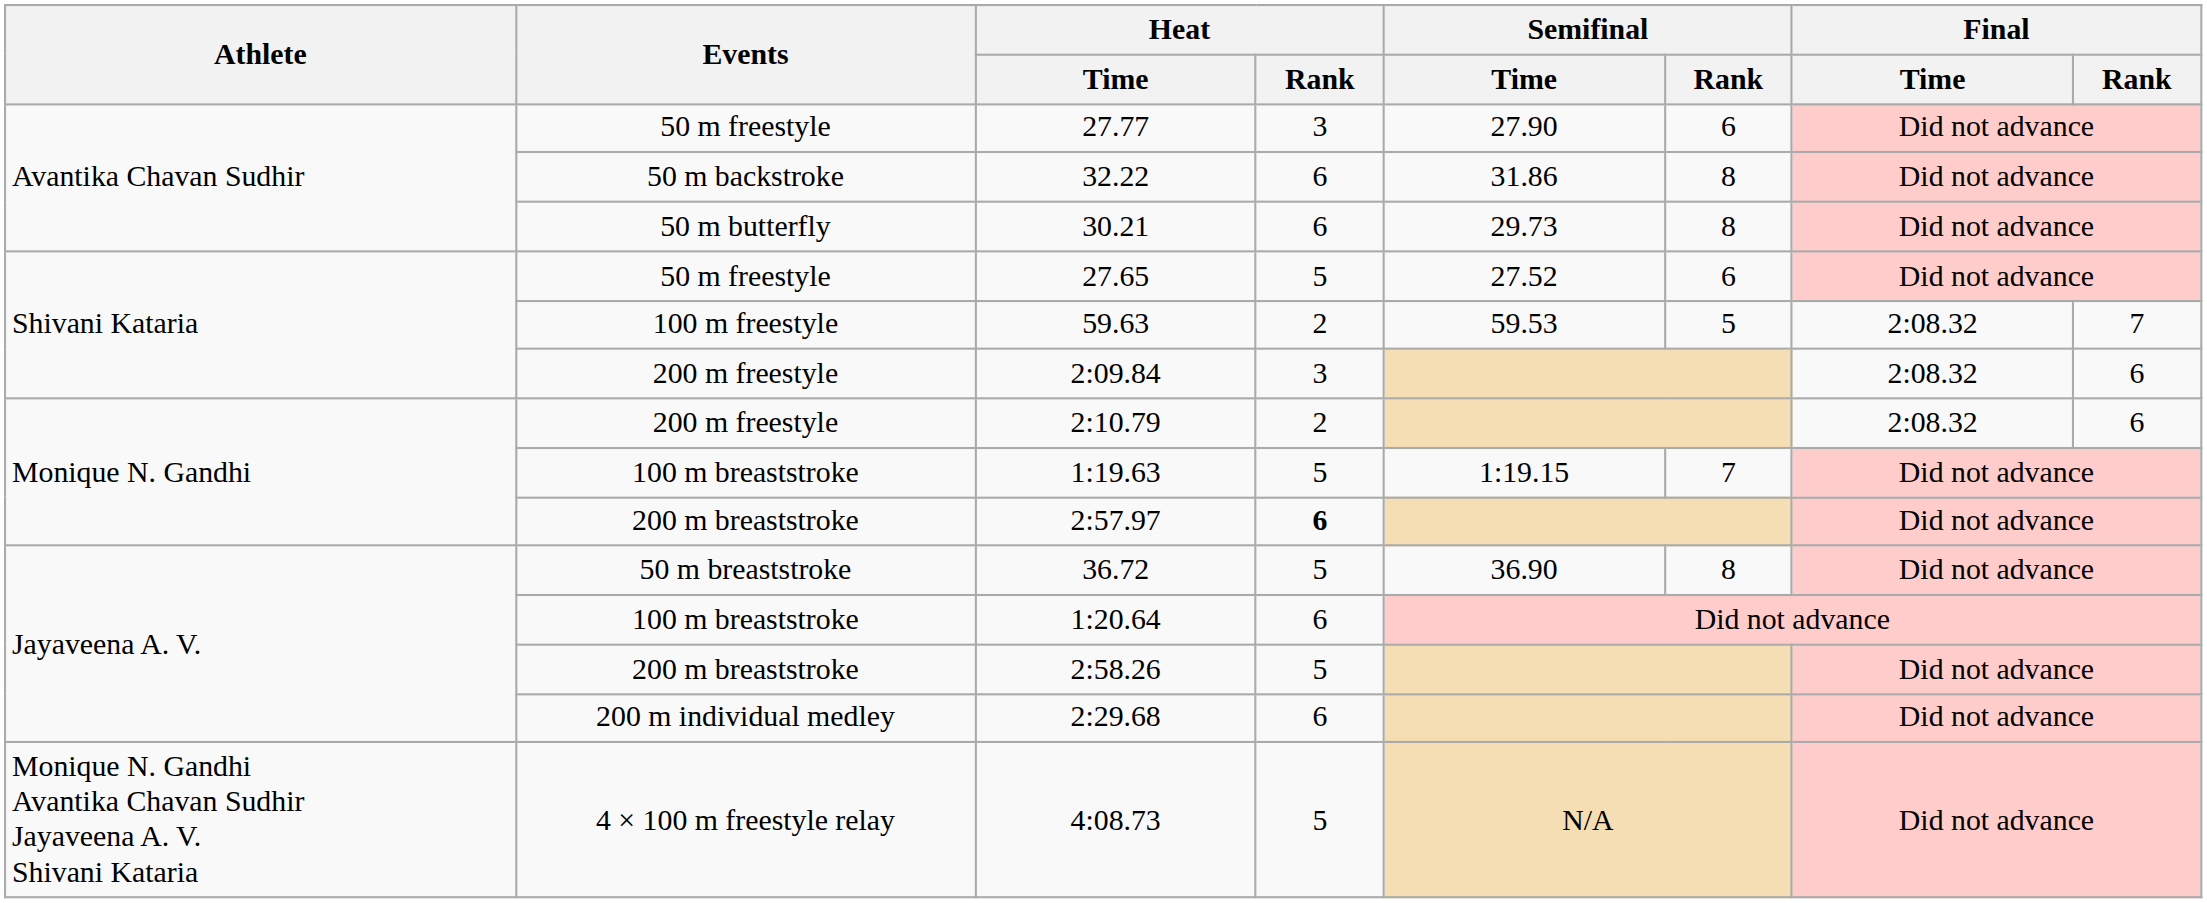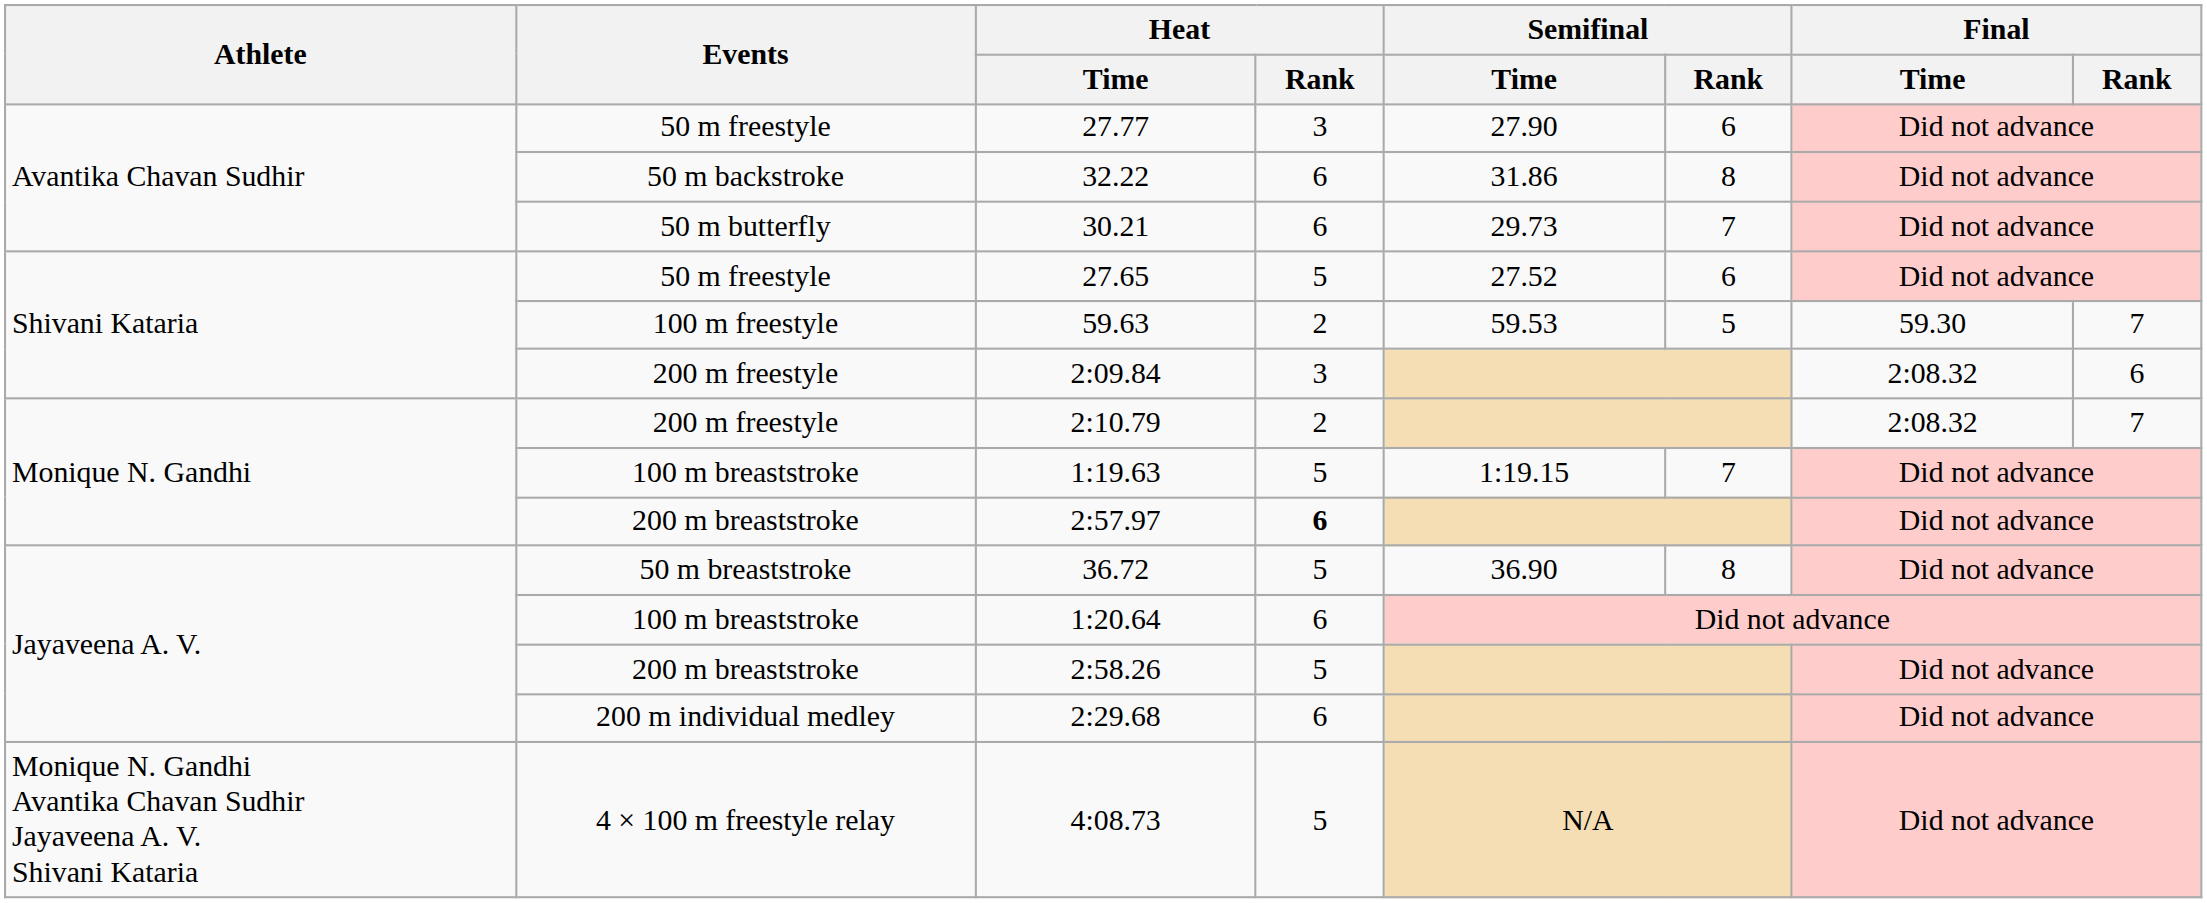(1728, 226) 8 -> (1728, 226) 7
(1933, 324) 2:08.32 -> (1933, 324) 59.30
(2137, 422) 6 -> (2137, 422) 7
